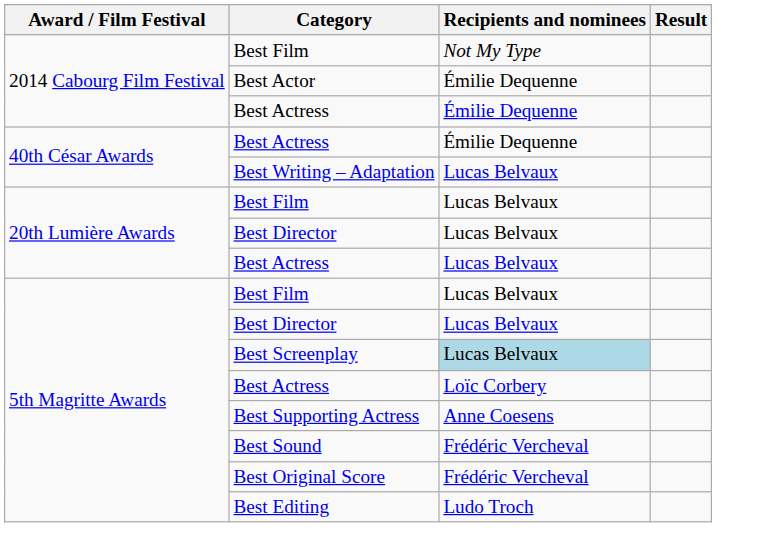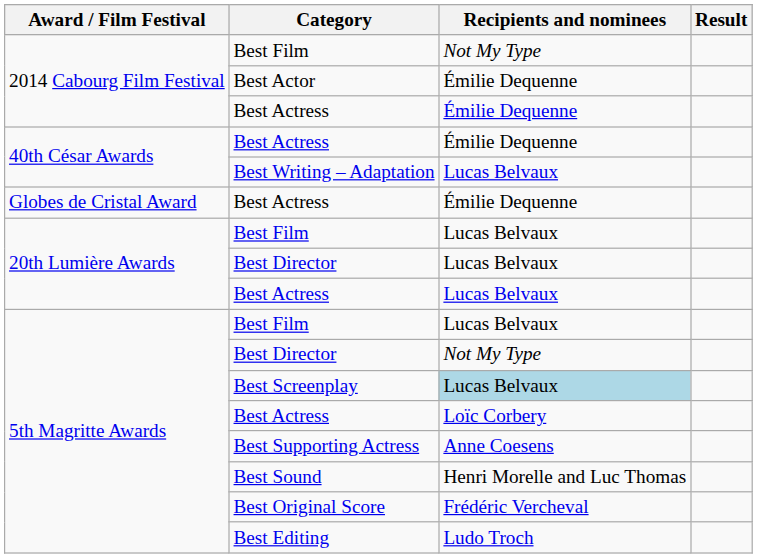+ row: (103, 202)
(501, 324) Lucas Belvaux -> (492, 354) Not My Type
(516, 446) Frédéric Vercheval -> (565, 476) Henri Morelle and Luc Thomas
